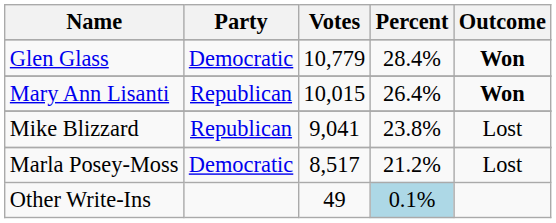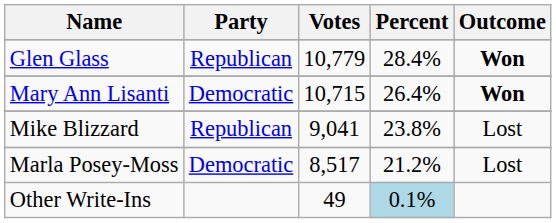(241, 57) Democratic -> (241, 57) Republican
(241, 93) Republican -> (241, 93) Democratic
(334, 93) 10,015 -> (334, 93) 10,715
